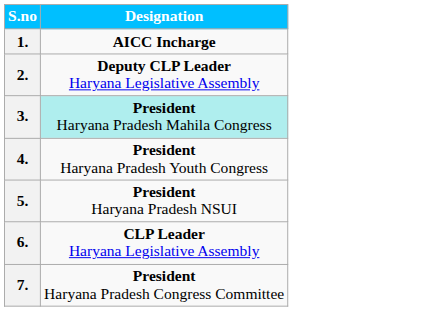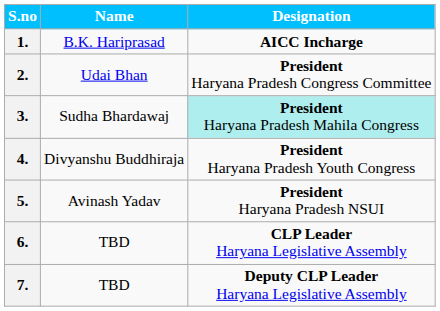+ column: (114, 16)
(164, 74) Deputy CLP Leader Haryana Legislative Assembly -> (311, 74) President Haryana Pradesh Congress Committee
(164, 285) President Haryana Pradesh Congress Committee -> (311, 285) Deputy CLP Leader Haryana Legislative Assembly
